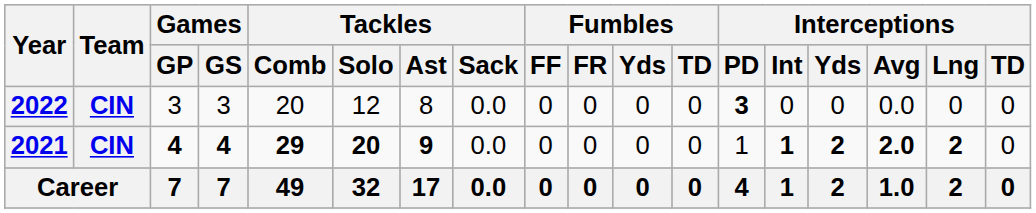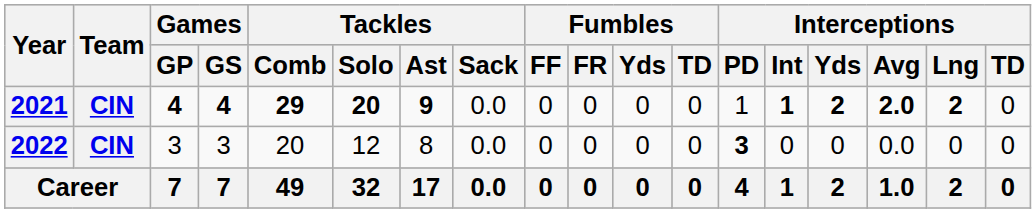rows swapped: (39, 146) <-> (39, 106)
